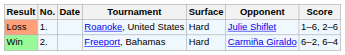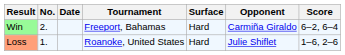rows swapped: (16, 27) <-> (15, 42)
